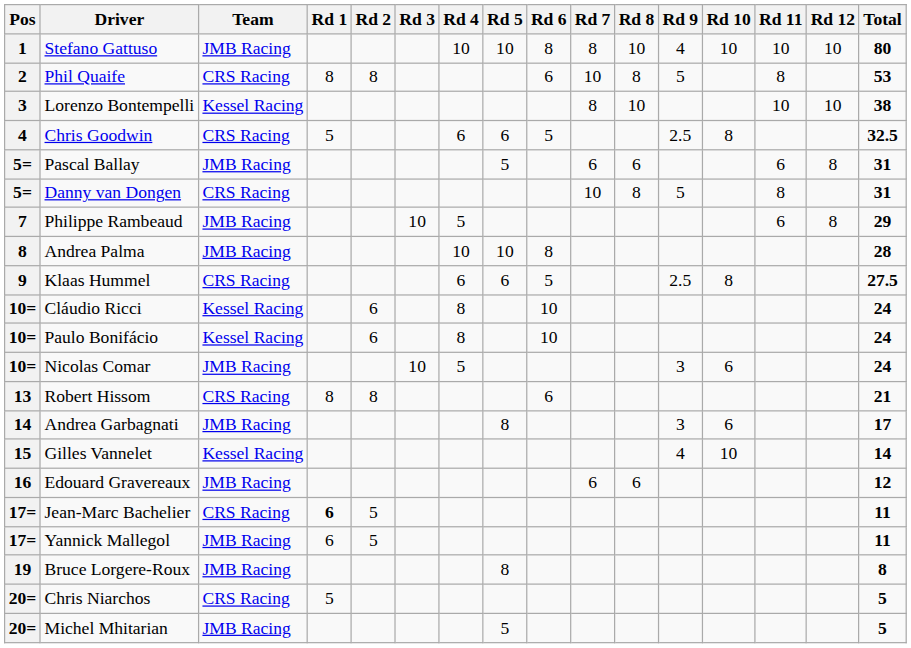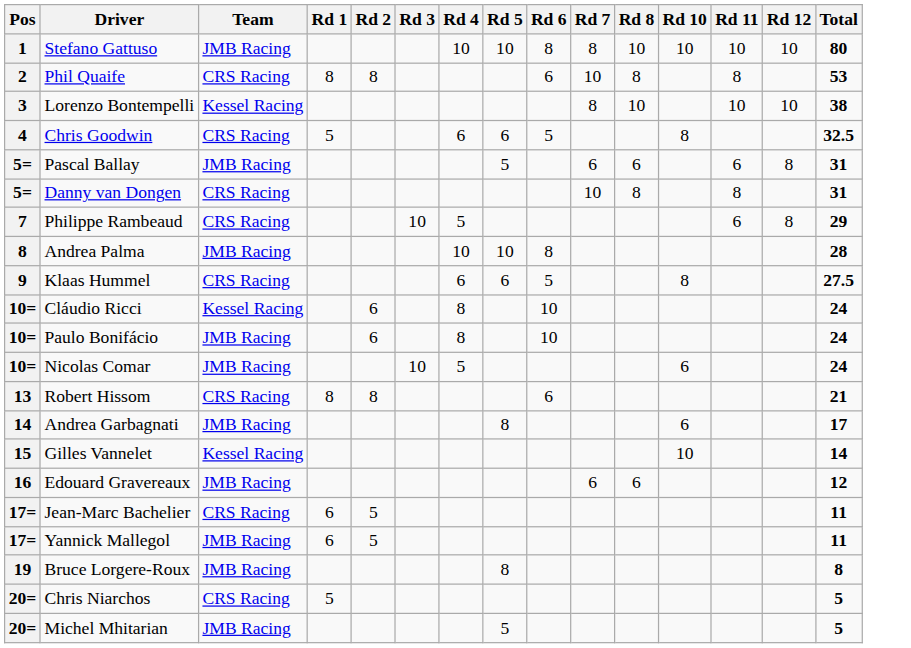- column: (680, 19)
(247, 222) JMB Racing -> (246, 222) CRS Racing
(253, 338) Kessel Racing -> (247, 338) JMB Racing
(329, 511) bold -> (329, 511) normal
